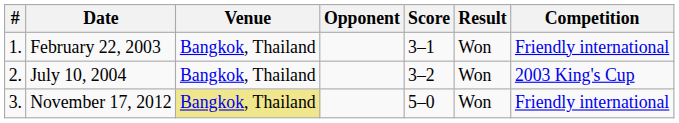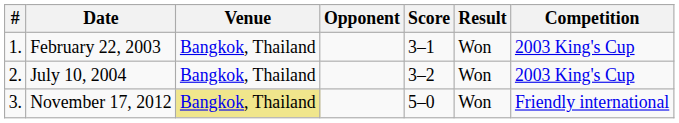(592, 46) Friendly international -> (575, 46) 2003 King's Cup
